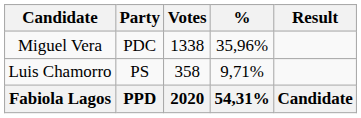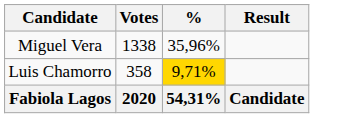- column: (140, 17)
(242, 71) no background -> (194, 71) gold background
